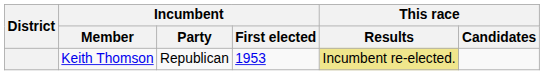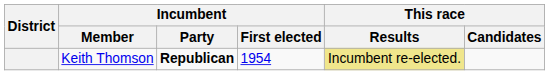(194, 59) normal -> (197, 59) bold
(250, 59) 1953 -> (256, 59) 1954
